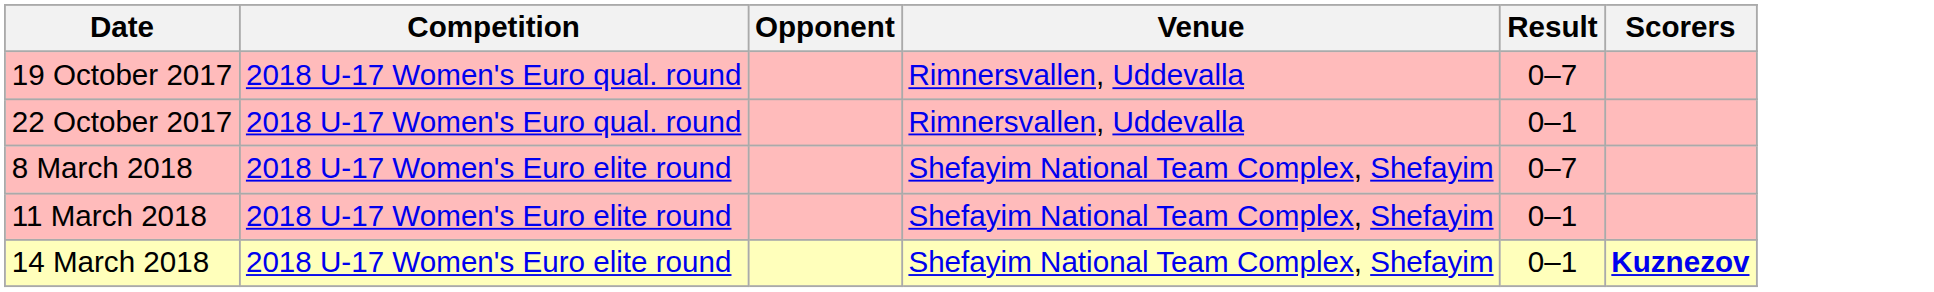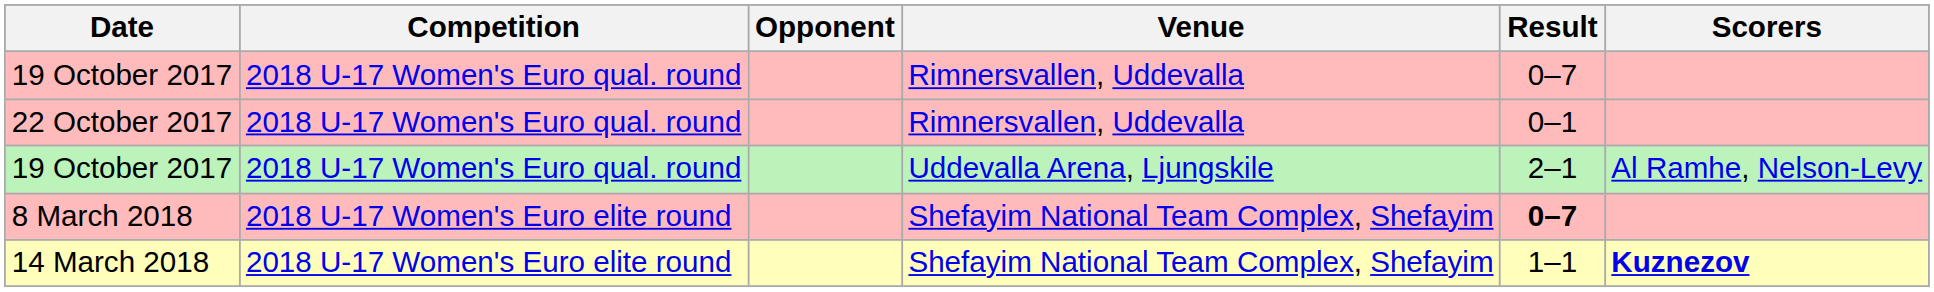+ row: (122, 168)
(1552, 168) normal -> (1552, 215) bold
- row: (109, 215)
(1552, 262) 0–1 -> (1552, 262) 1–1
